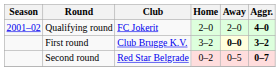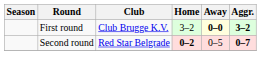- row: (79, 27)
(206, 58) normal -> (187, 43) bold
